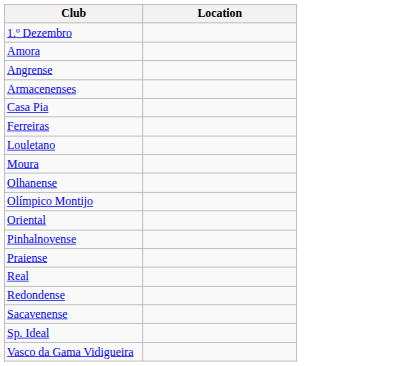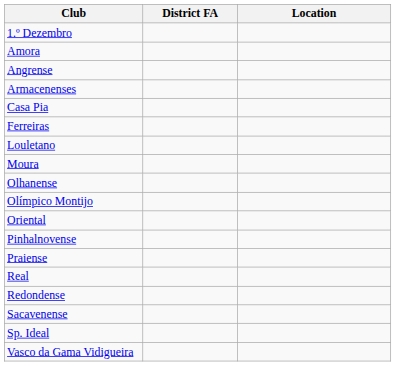+ column: (190, 13)
